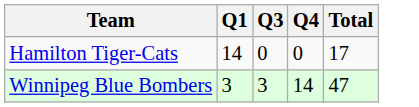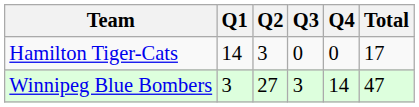+ column: (270, 20)
